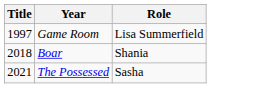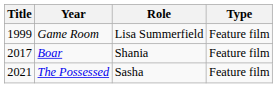+ column: (239, 14)
(20, 33) 1997 -> (20, 33) 1999
(20, 53) 2018 -> (20, 53) 2017
